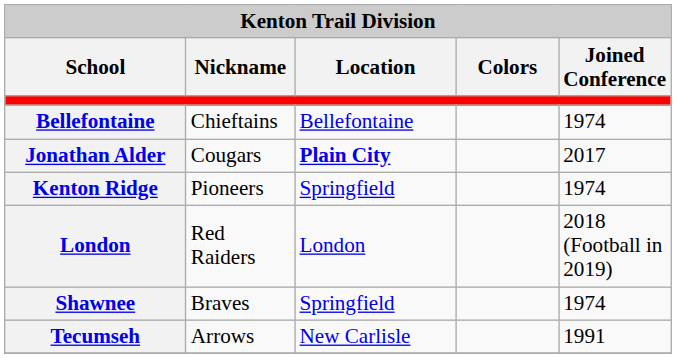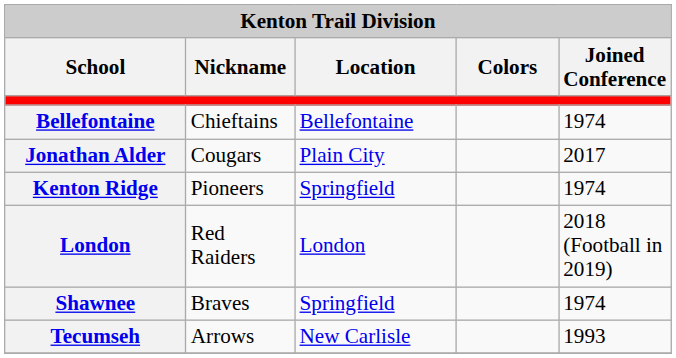(345, 155) bold -> (342, 155) normal
(584, 336) 1991 -> (584, 336) 1993
